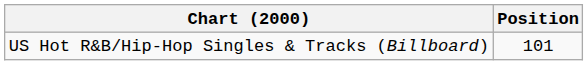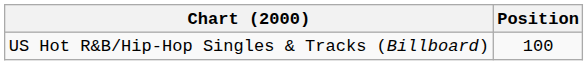(538, 46) 101 -> (538, 46) 100
